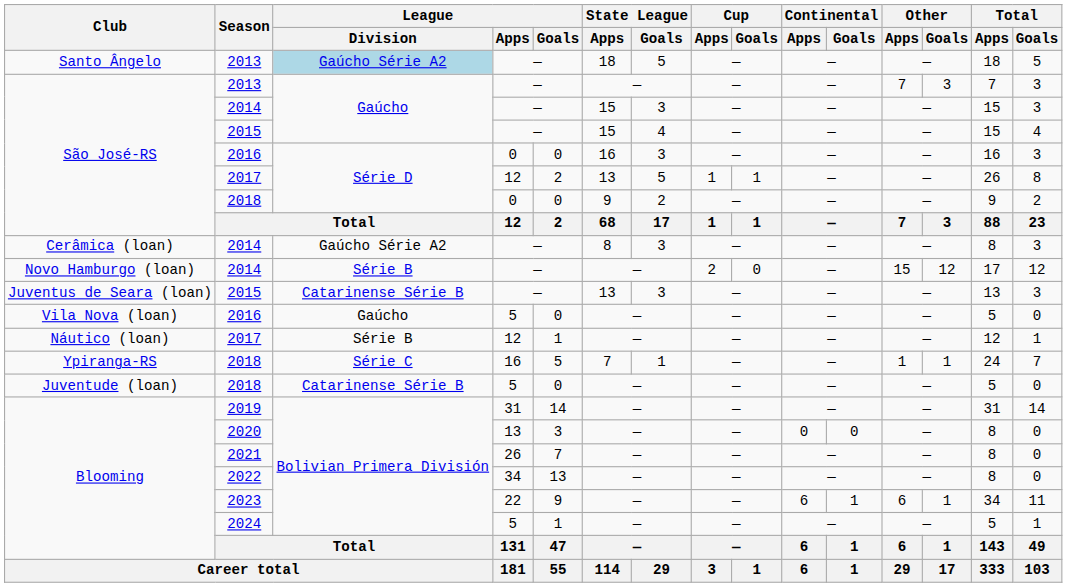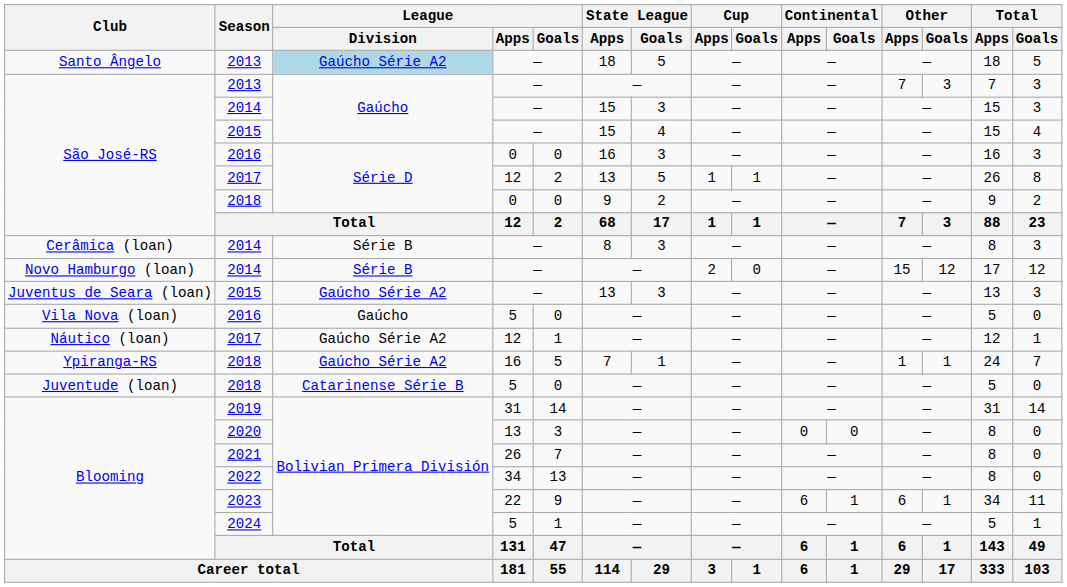(383, 247) Gaúcho Série A2 -> (383, 247) Série B
(383, 293) Catarinense Série B -> (383, 293) Gaúcho Série A2
(383, 339) Série B -> (383, 339) Gaúcho Série A2
(383, 363) Série C -> (383, 363) Gaúcho Série A2
